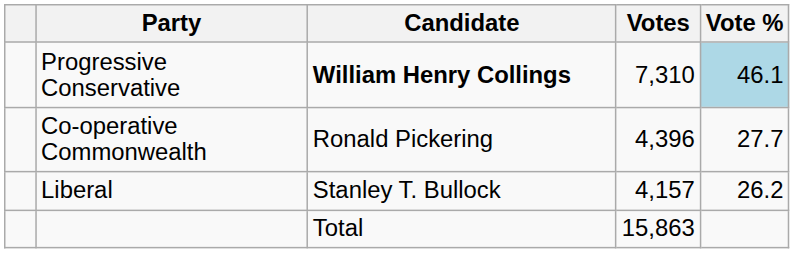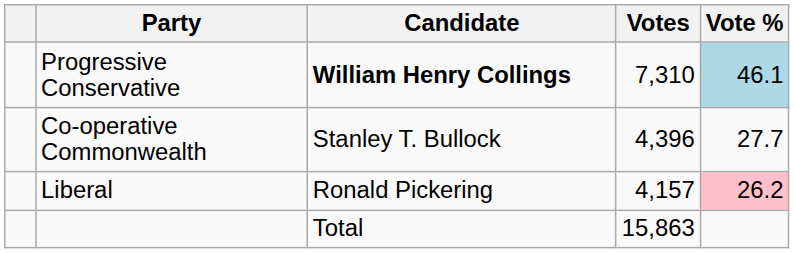(403, 139) Ronald Pickering -> (407, 139) Stanley T. Bullock
(407, 190) Stanley T. Bullock -> (403, 190) Ronald Pickering
(760, 190) no background -> (760, 190) pink background
